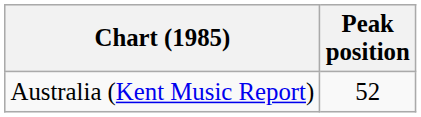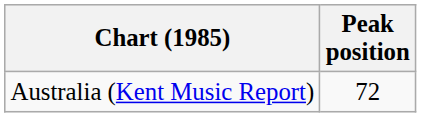(368, 91) 52 -> (368, 91) 72
